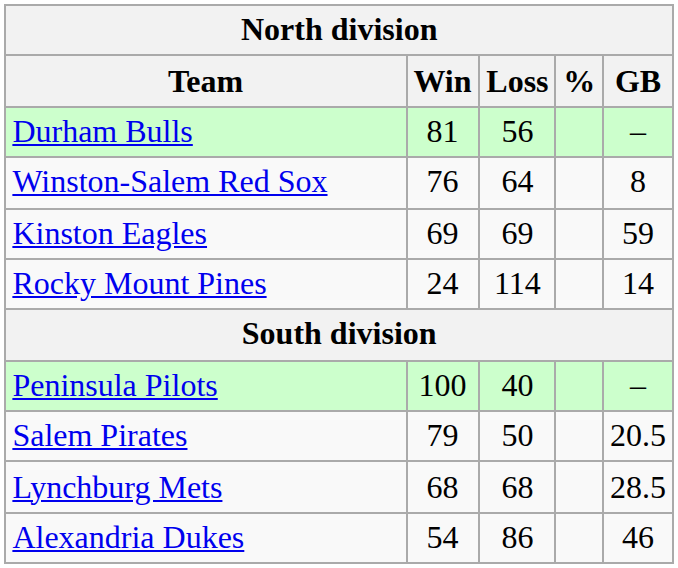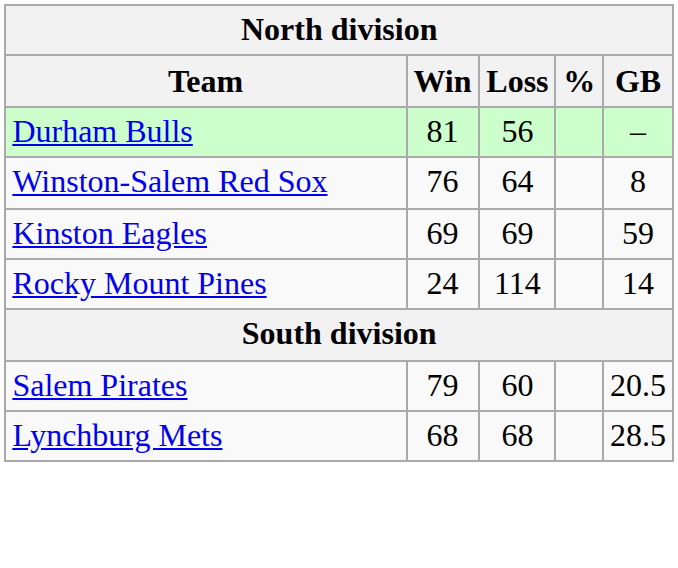- row: (115, 385)
(517, 435) 50 -> (517, 385) 60
- row: (128, 537)
